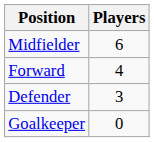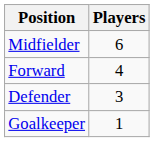(119, 123) 0 -> (119, 123) 1
